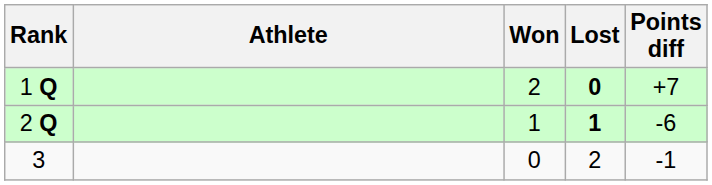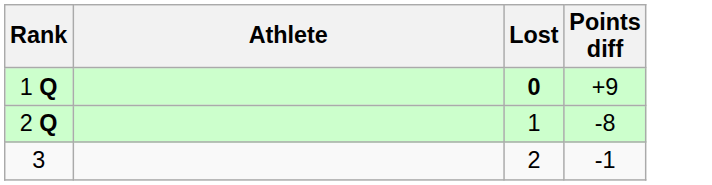- column: (534, 36)
(666, 86) +7 -> (605, 86) +9
(595, 123) bold -> (534, 123) normal
(666, 123) -6 -> (605, 123) -8
